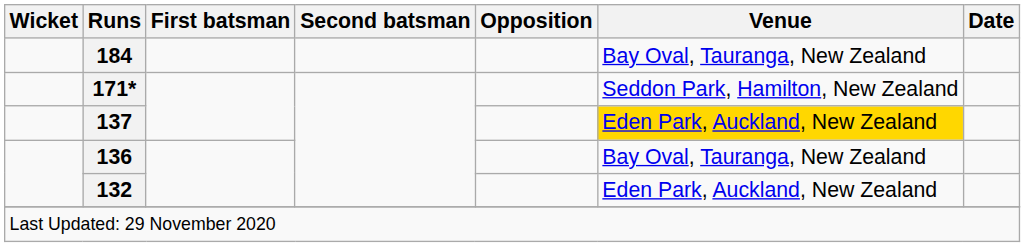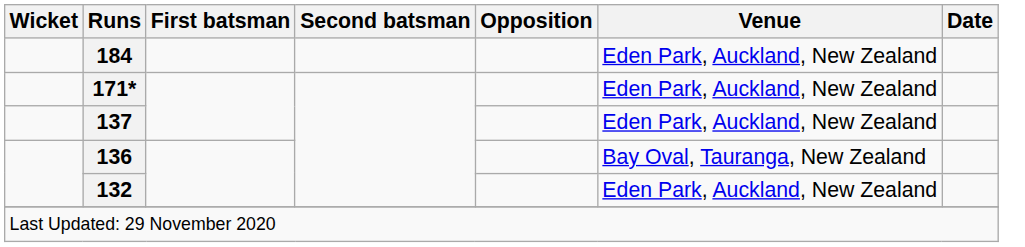(764, 55) Bay Oval, Tauranga, New Zealand -> (770, 55) Eden Park, Auckland, New Zealand
(780, 88) Seddon Park, Hamilton, New Zealand -> (770, 88) Eden Park, Auckland, New Zealand
(770, 122) gold background -> (770, 122) no background
